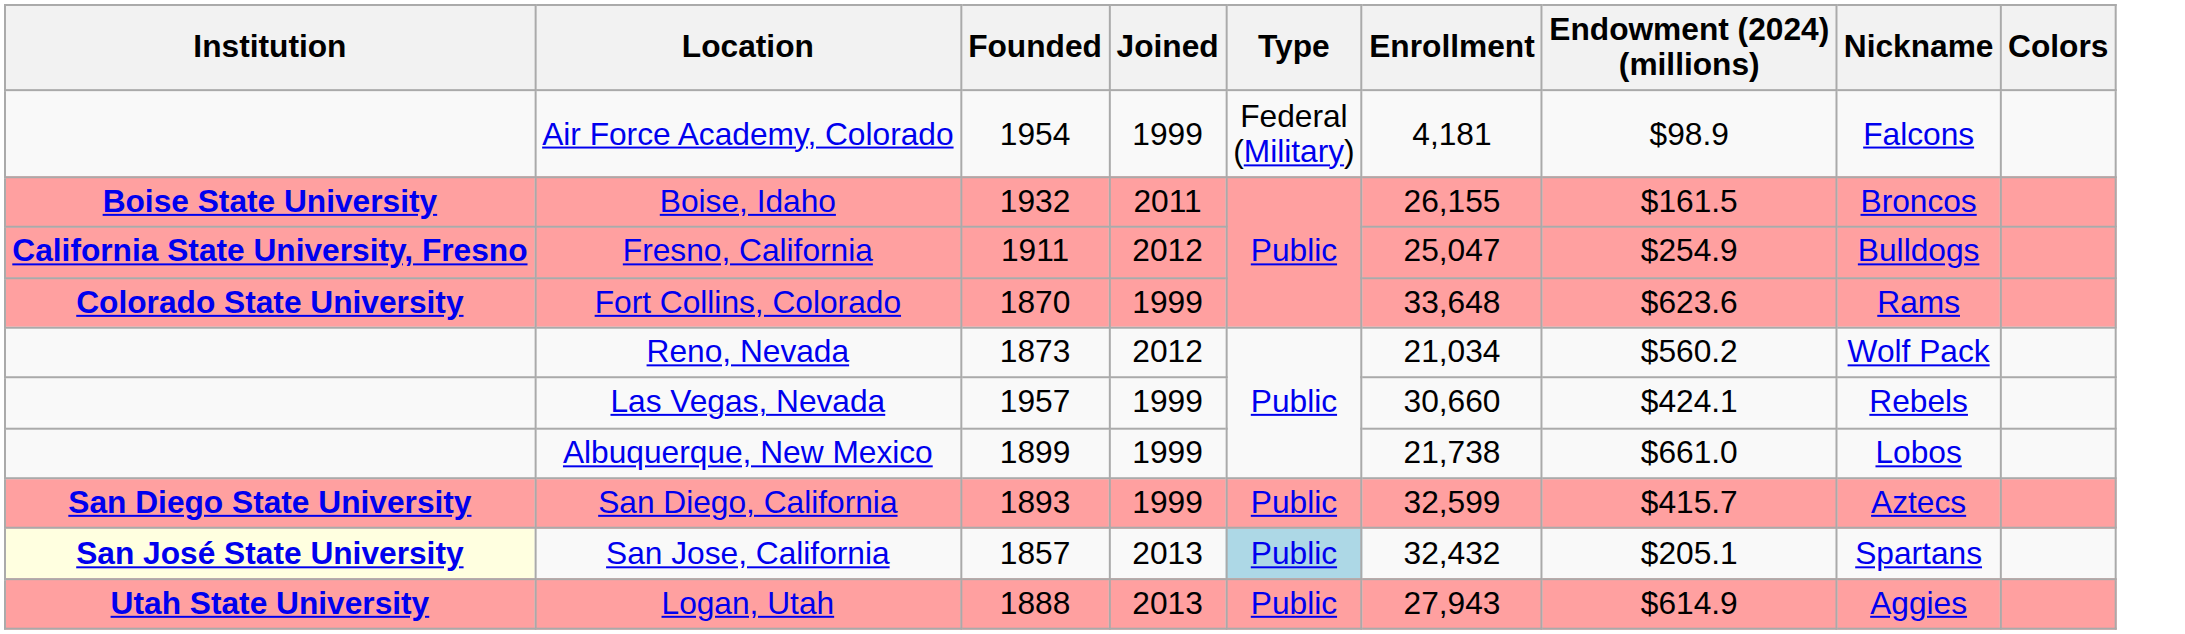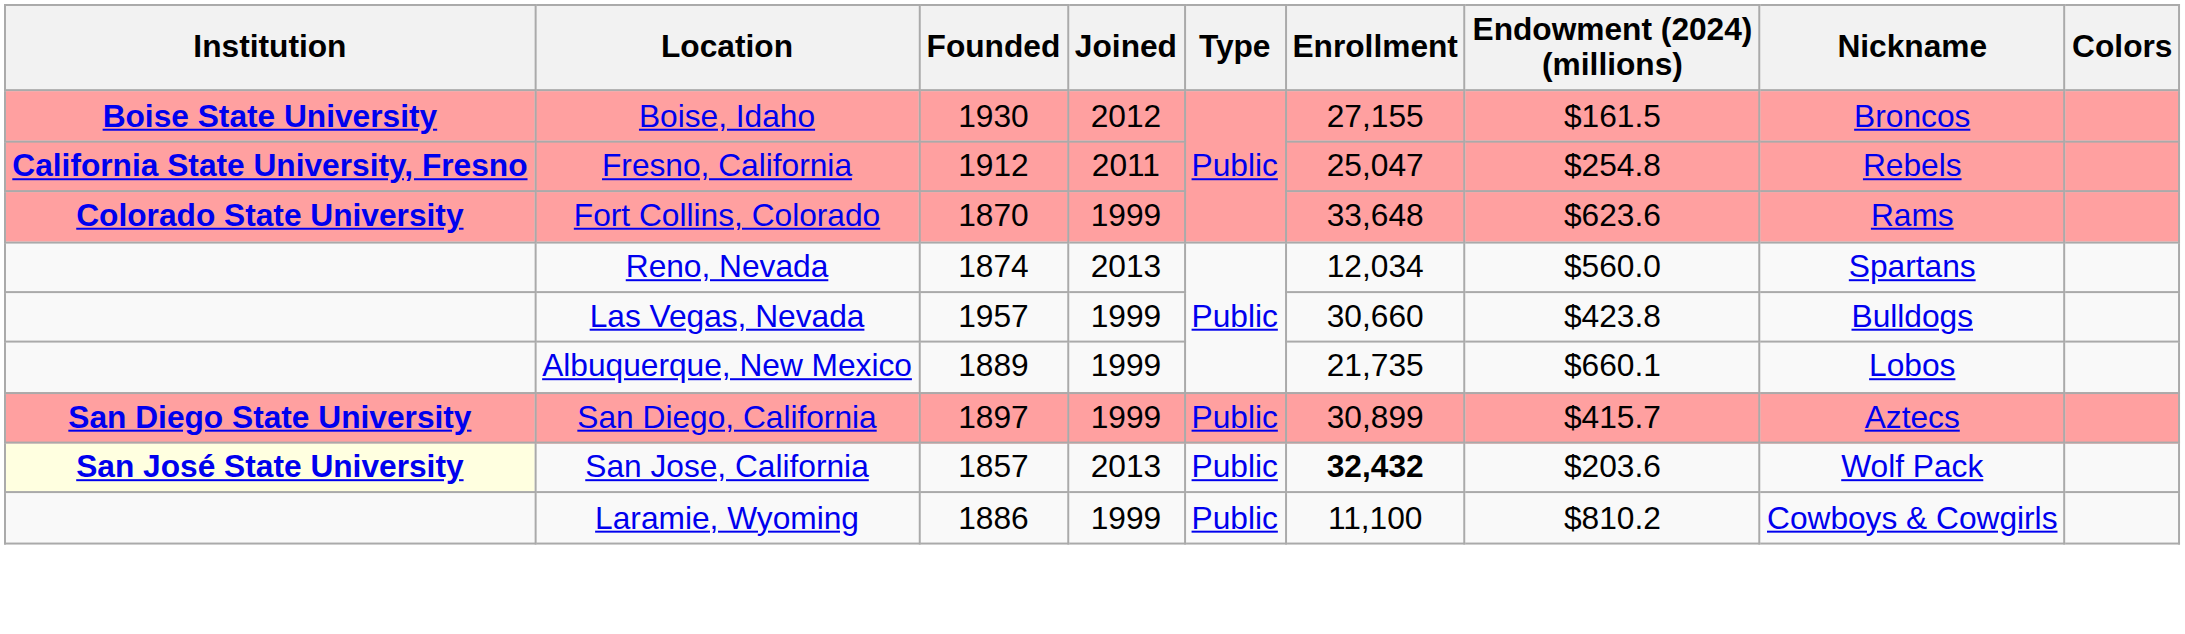- row: (748, 133)
(1035, 201) 1932 -> (993, 115) 1930
(1168, 201) 2011 -> (1126, 115) 2012
(1452, 201) 26,155 -> (1375, 115) 27,155
(1035, 251) 1911 -> (993, 165) 1912
(1168, 251) 2012 -> (1126, 165) 2011
(1689, 251) $254.9 -> (1612, 165) $254.8
(1919, 251) Bulldogs -> (1912, 165) Rebels
(1035, 352) 1873 -> (993, 266) 1874
(1168, 352) 2012 -> (1126, 266) 2013
(1452, 352) 21,034 -> (1375, 266) 12,034
(1689, 352) $560.2 -> (1612, 266) $560.0
(1919, 352) Wolf Pack -> (1912, 266) Spartans
(1689, 402) $424.1 -> (1612, 316) $423.8
(1919, 402) Rebels -> (1912, 316) Bulldogs
(1035, 452) 1899 -> (993, 366) 1889
(1452, 452) 21,738 -> (1375, 366) 21,735
(1689, 452) $661.0 -> (1612, 366) $660.1
(1035, 502) 1893 -> (993, 416) 1897
(1452, 502) 32,599 -> (1375, 416) 30,899
(1294, 553) lightblue background -> (1235, 467) no background
(1452, 553) normal -> (1375, 467) bold
(1689, 553) $205.1 -> (1612, 467) $203.6
(1919, 553) Spartans -> (1912, 467) Wolf Pack
- row: (748, 603)
+ row: (727, 517)
